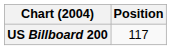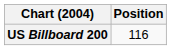(139, 34) 117 -> (139, 34) 116
